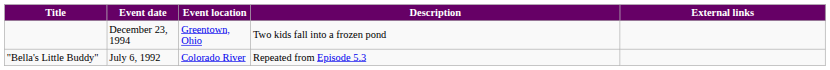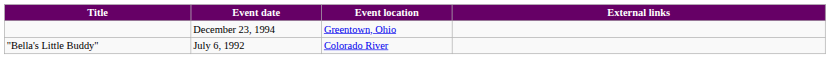- column: (435, 12)
